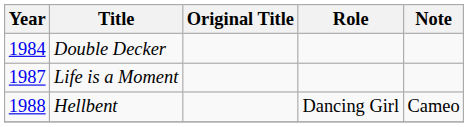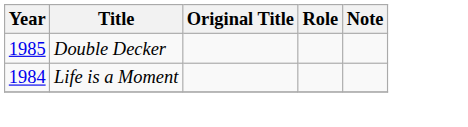(27, 48) 1984 -> (27, 48) 1985
(27, 77) 1987 -> (27, 77) 1984
- row: (86, 106)
